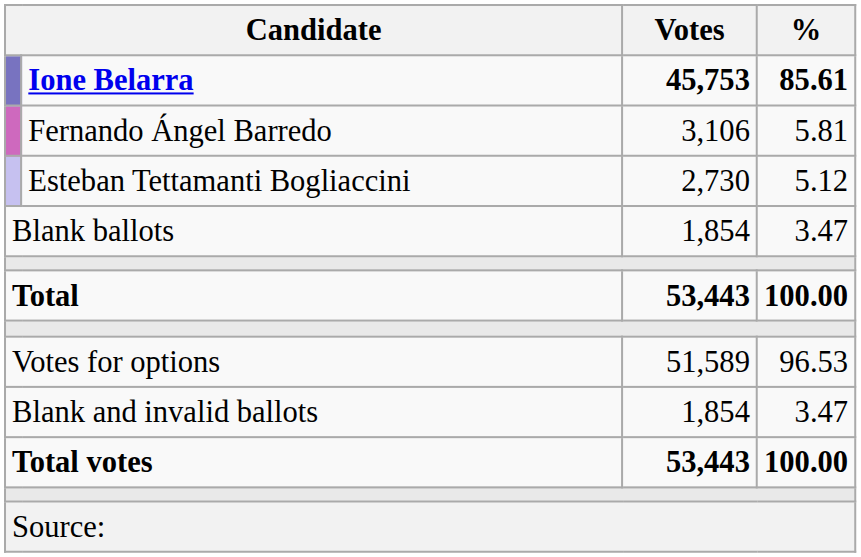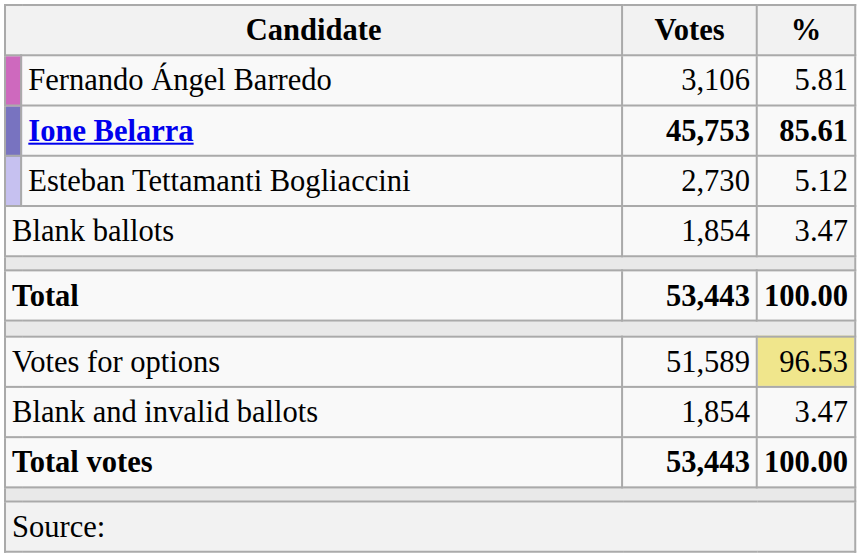rows swapped: (111, 80) <-> (180, 130)
(814, 360) no background -> (814, 360) khaki background
